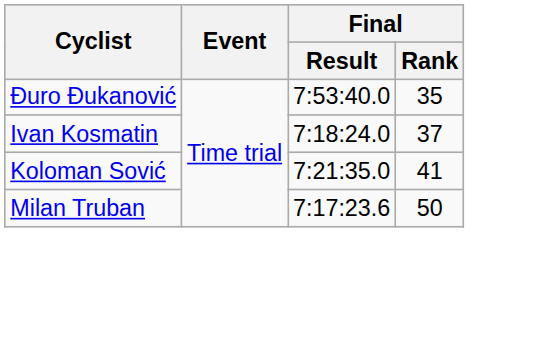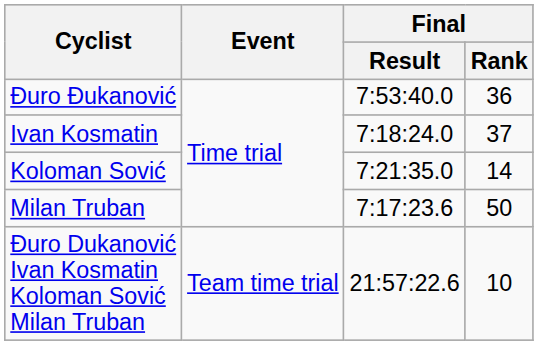(430, 97) 35 -> (499, 97) 36
(430, 171) 41 -> (499, 171) 14
+ row: (93, 284)
